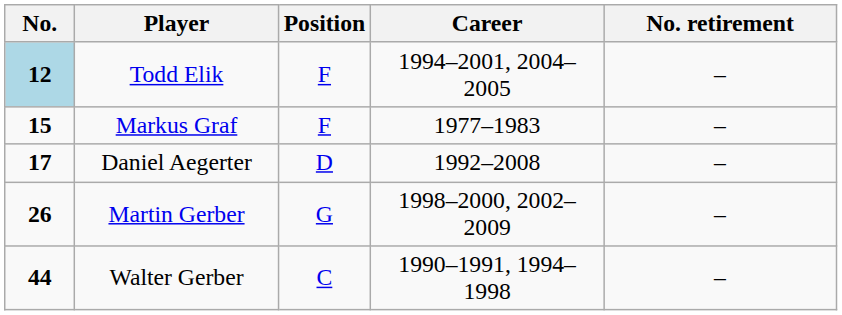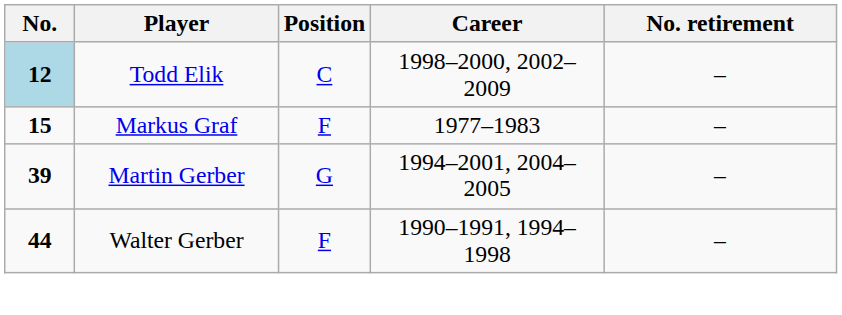(324, 74) F -> (324, 74) C
(487, 74) 1994–2001, 2004–2005 -> (487, 74) 1998–2000, 2002–2009
- row: (177, 162)
(40, 213) 26 -> (40, 175) 39
(487, 213) 1998–2000, 2002–2009 -> (487, 175) 1994–2001, 2004–2005
(324, 277) C -> (324, 240) F
